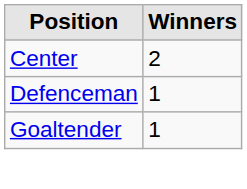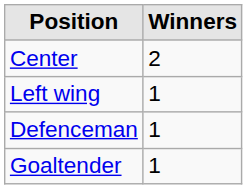+ row: (55, 93)
